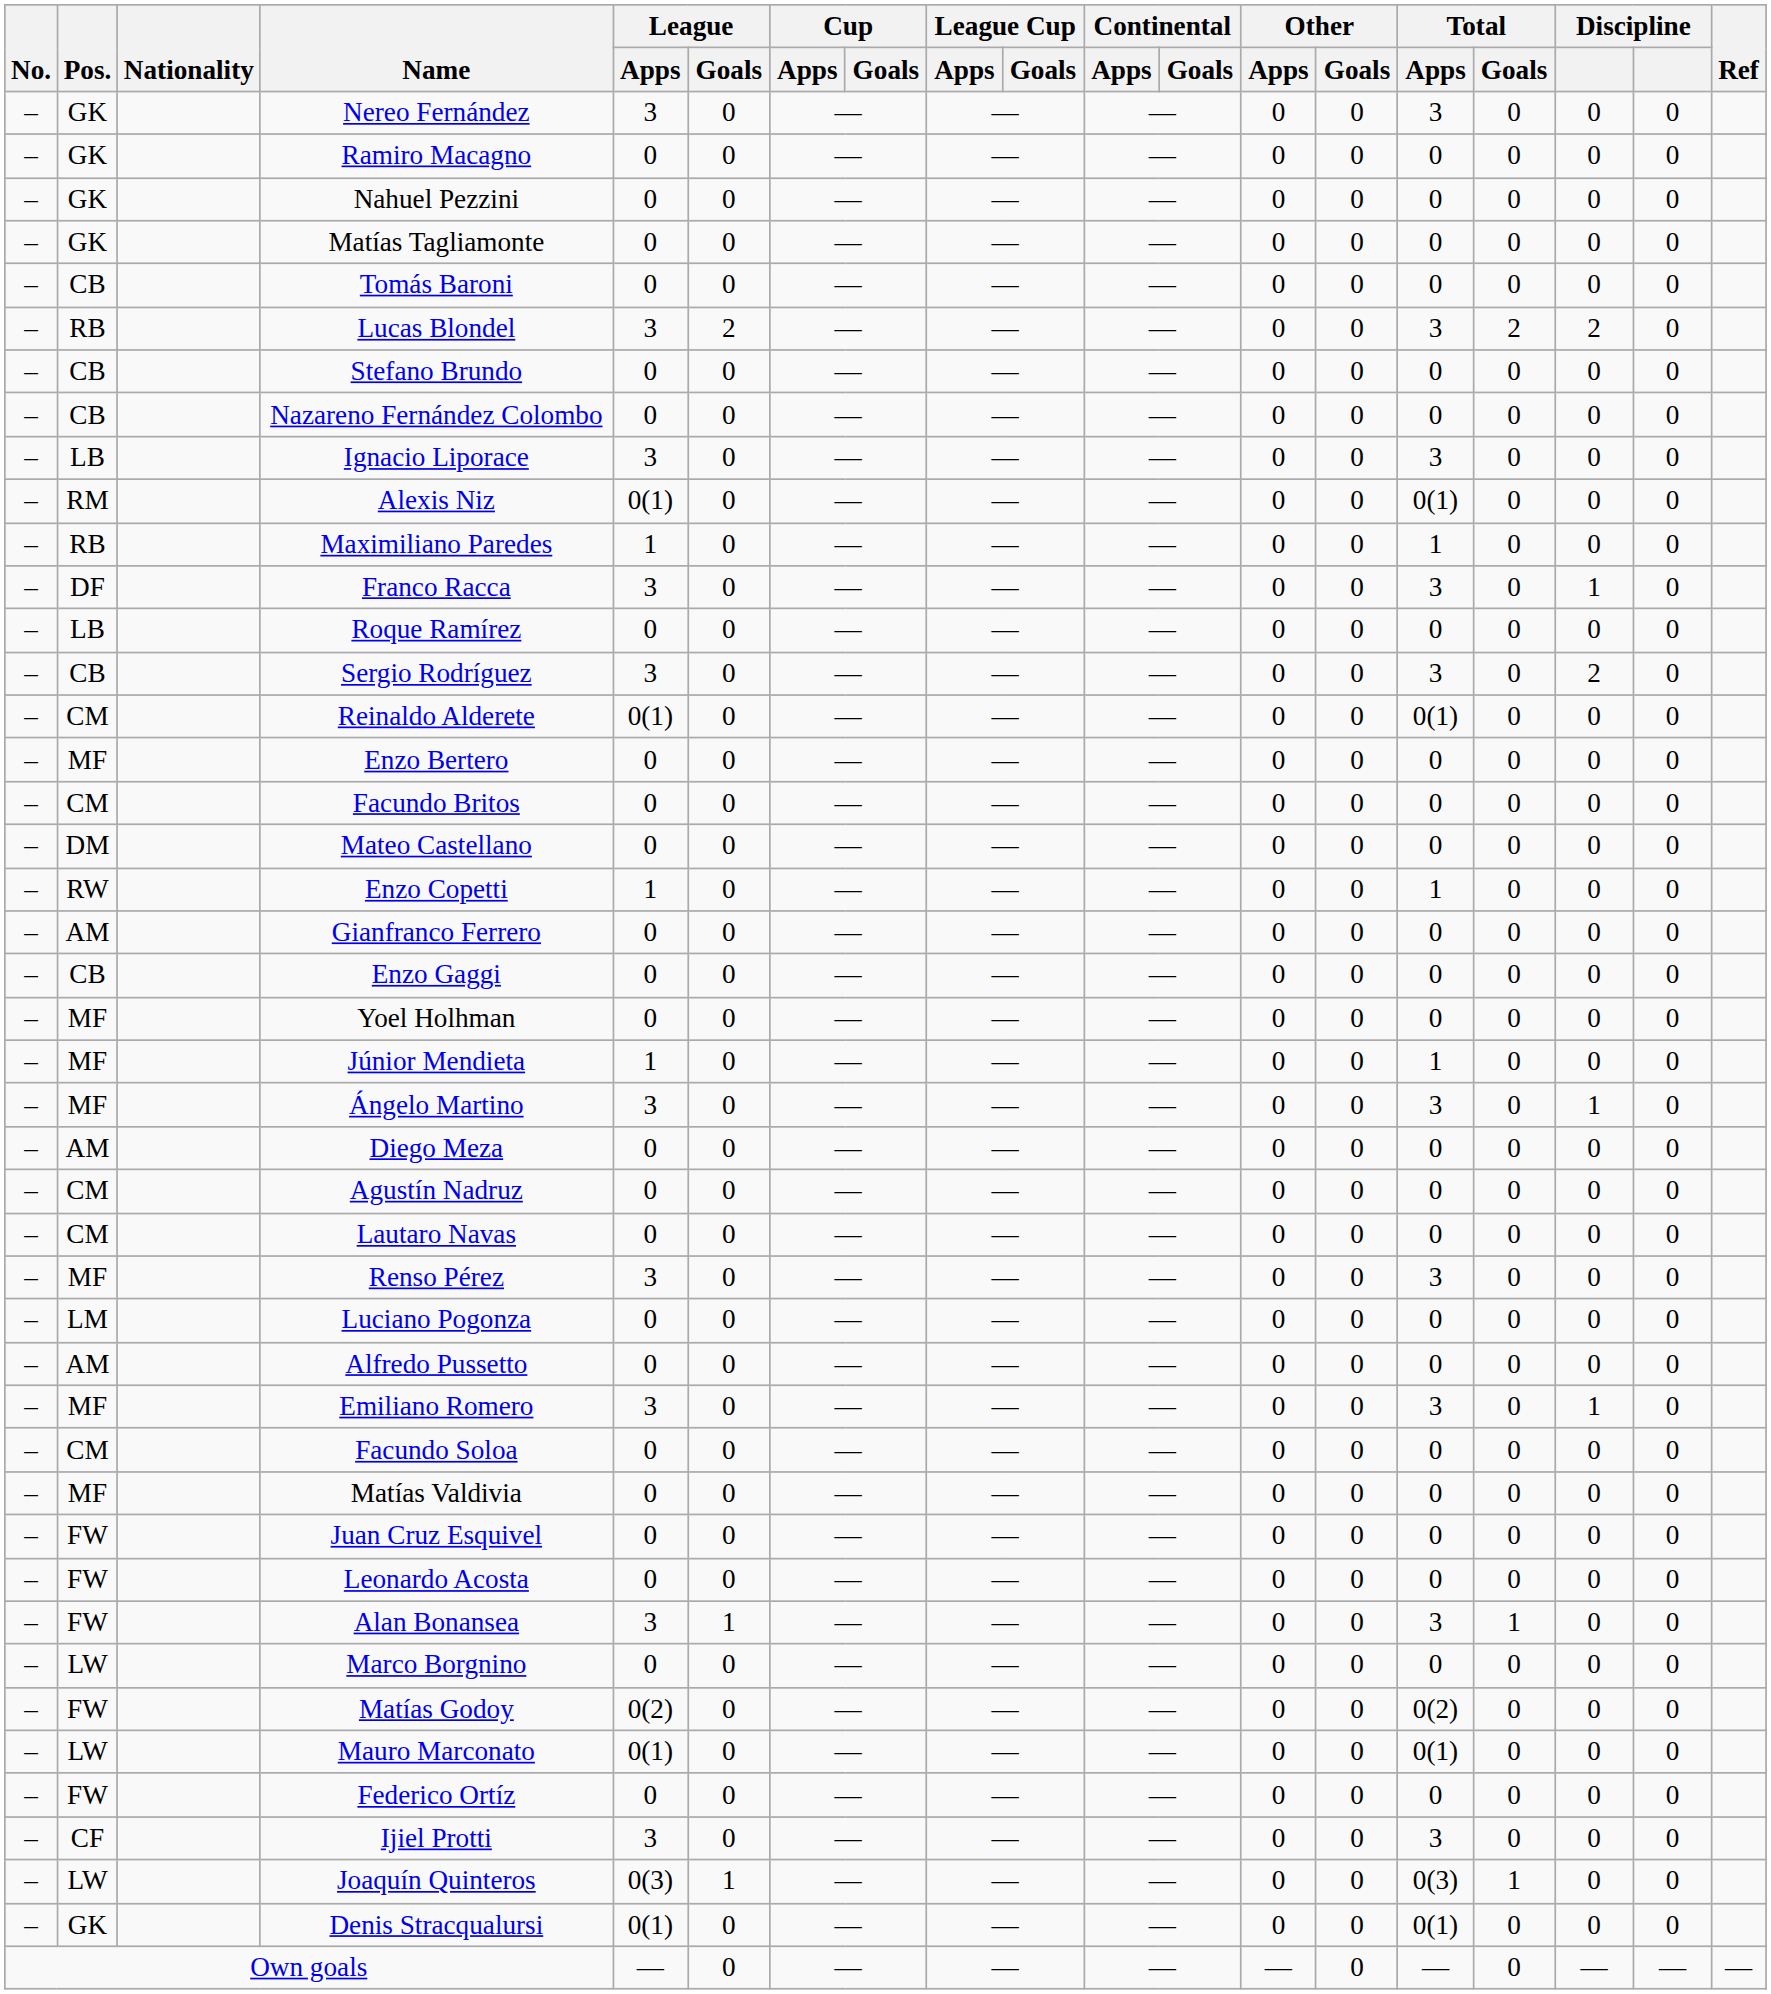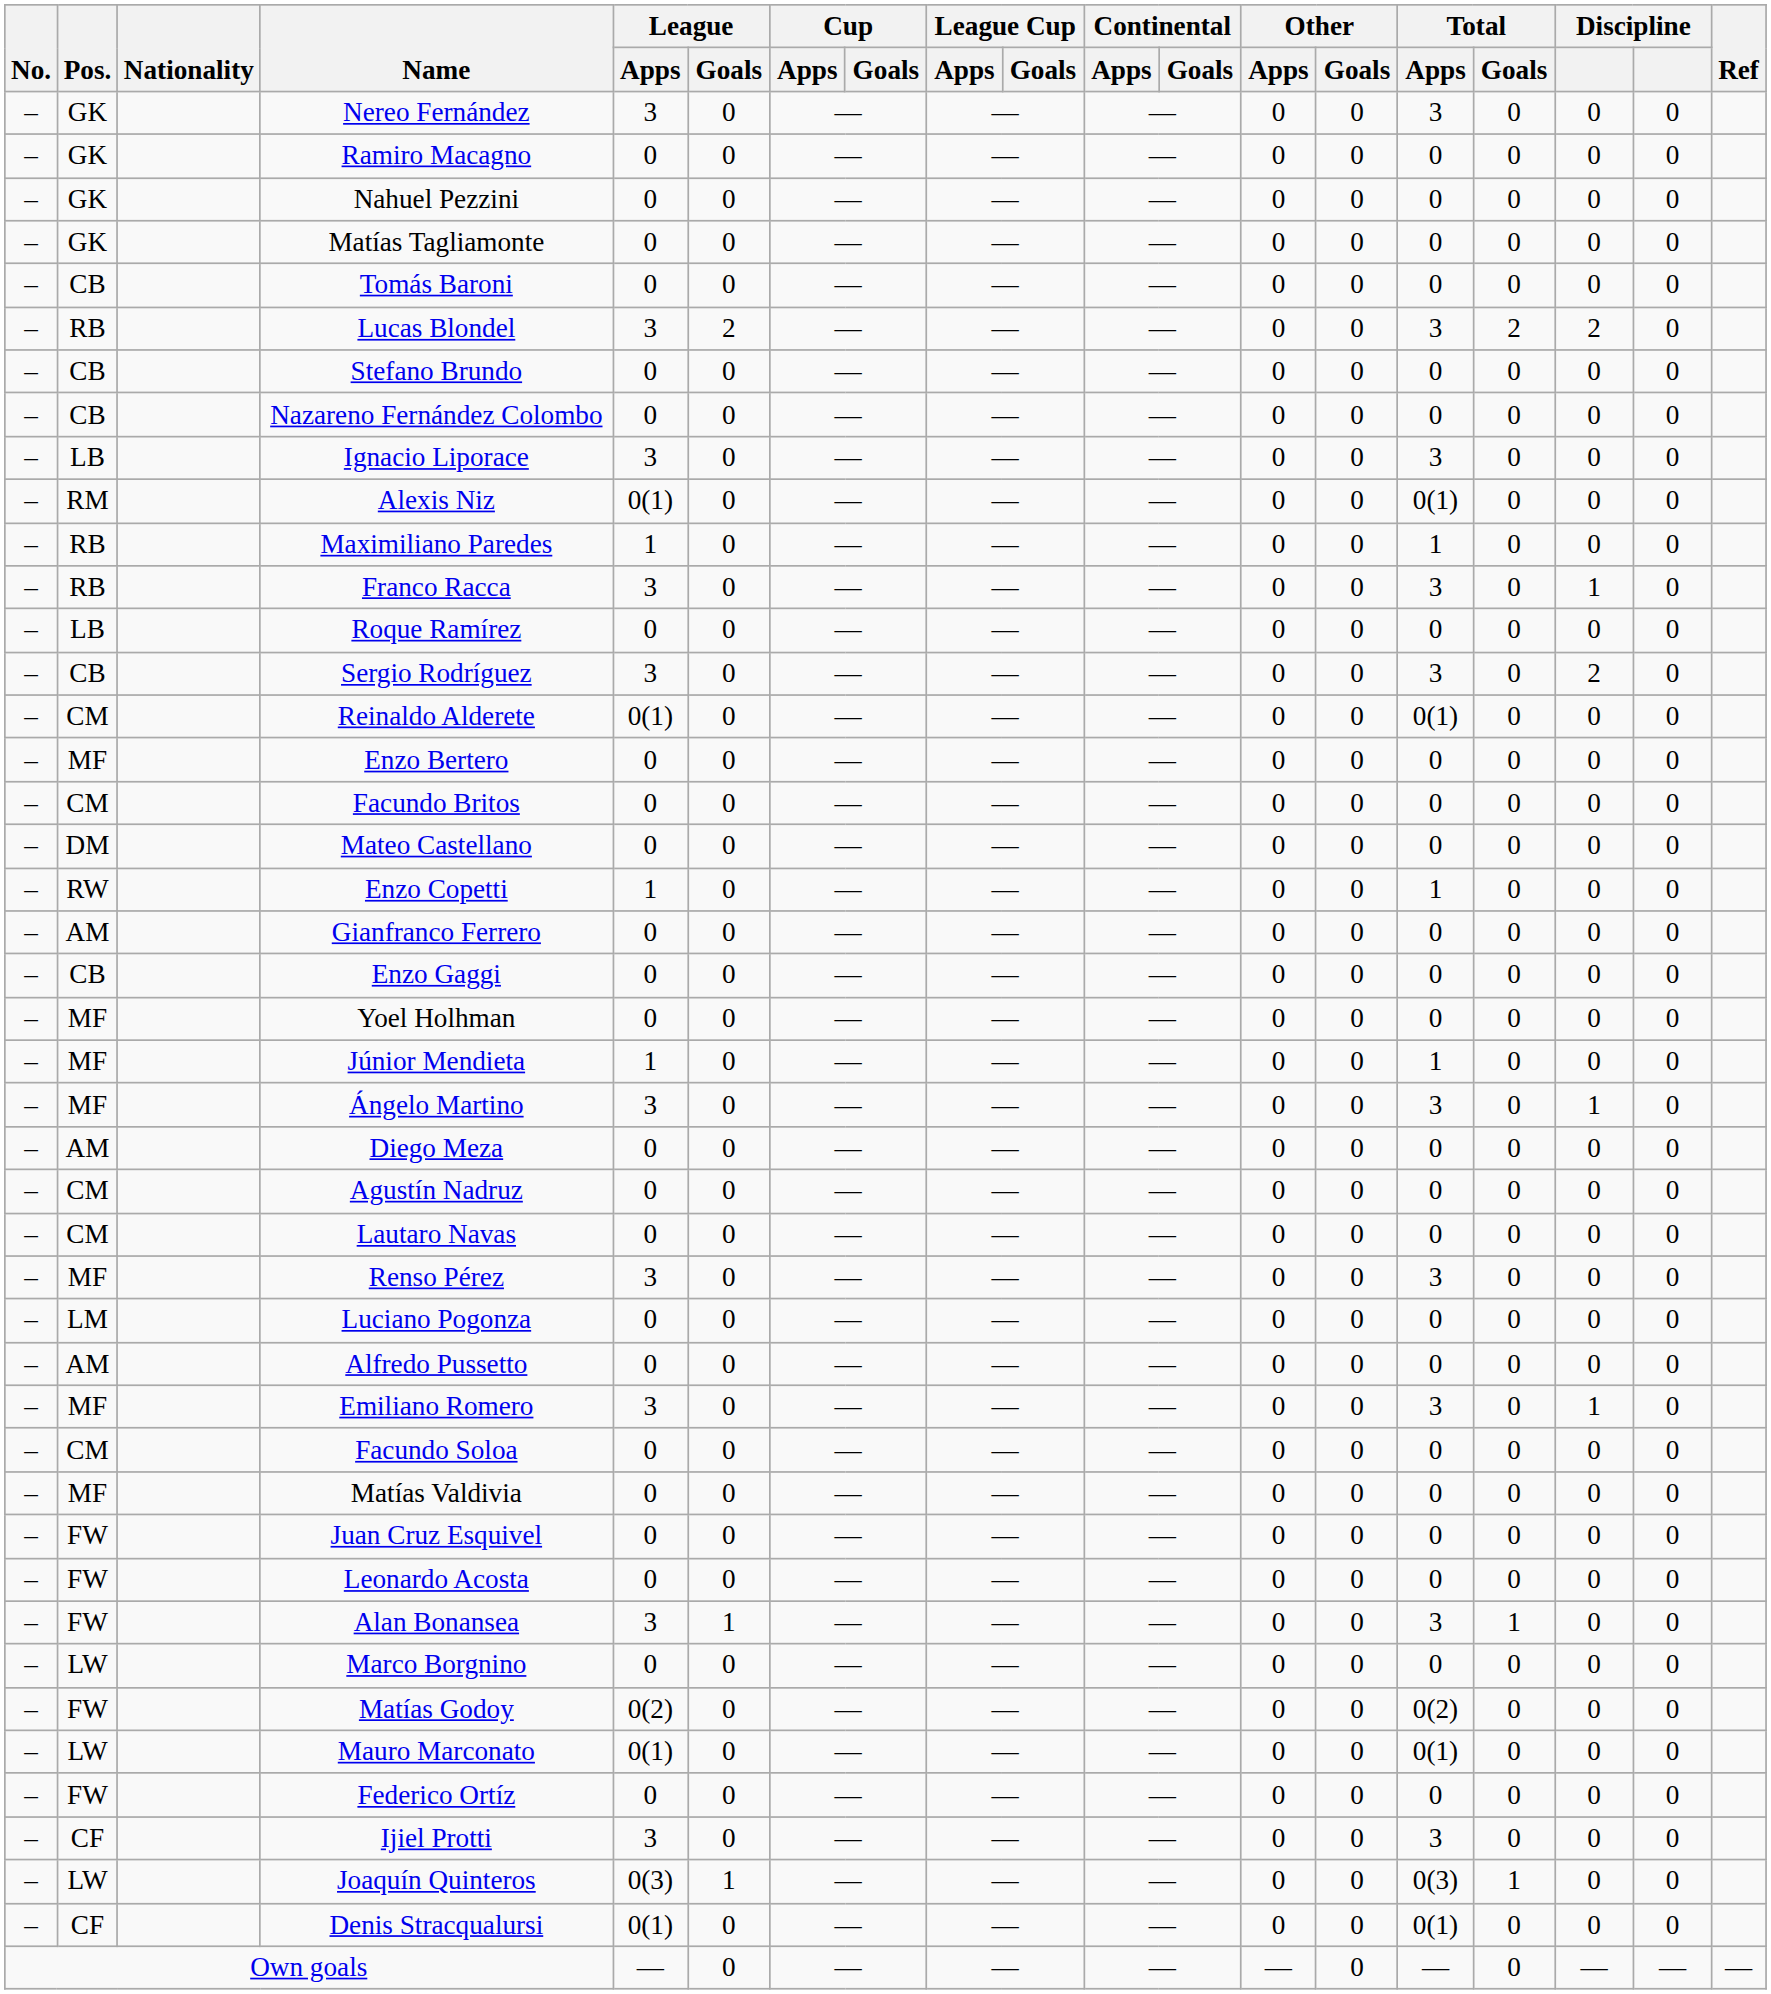(87, 586) DF -> (88, 586) RB
(87, 1924) GK -> (87, 1924) CF
